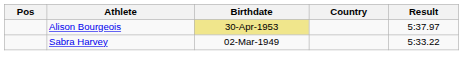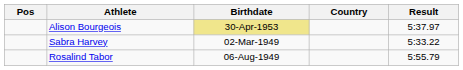+ row: (81, 57)
